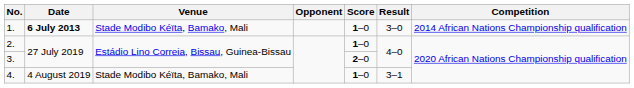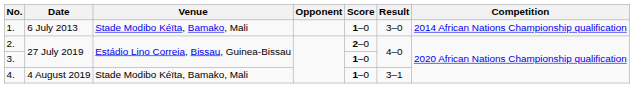(54, 28) bold -> (53, 28) normal
(361, 43) 1–0 -> (361, 43) 2–0
(361, 59) 2–0 -> (361, 59) 1–0
